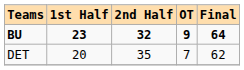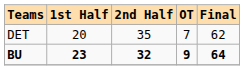rows swapped: (15, 35) <-> (18, 54)
